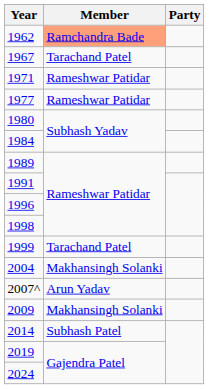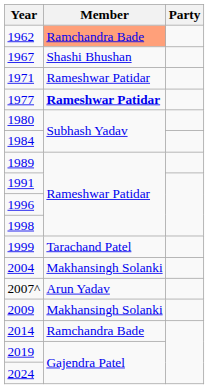(89, 57) Tarachand Patel -> (89, 57) Shashi Bhushan
(98, 99) normal -> (103, 99) bold
(84, 330) Subhash Patel -> (95, 330) Ramchandra Bade
